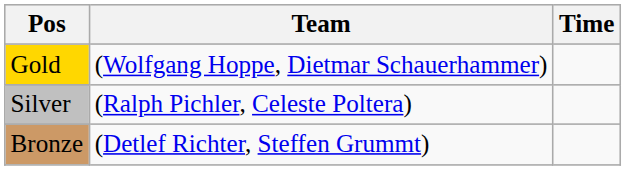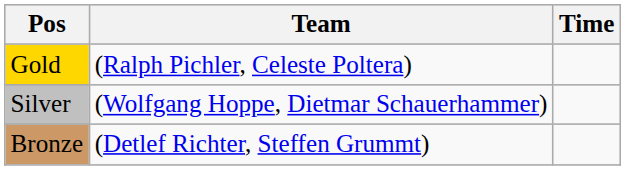(321, 64) (Wolfgang Hoppe, Dietmar Schauerhammer) -> (253, 64) (Ralph Pichler, Celeste Poltera)
(253, 104) (Ralph Pichler, Celeste Poltera) -> (321, 104) (Wolfgang Hoppe, Dietmar Schauerhammer)
